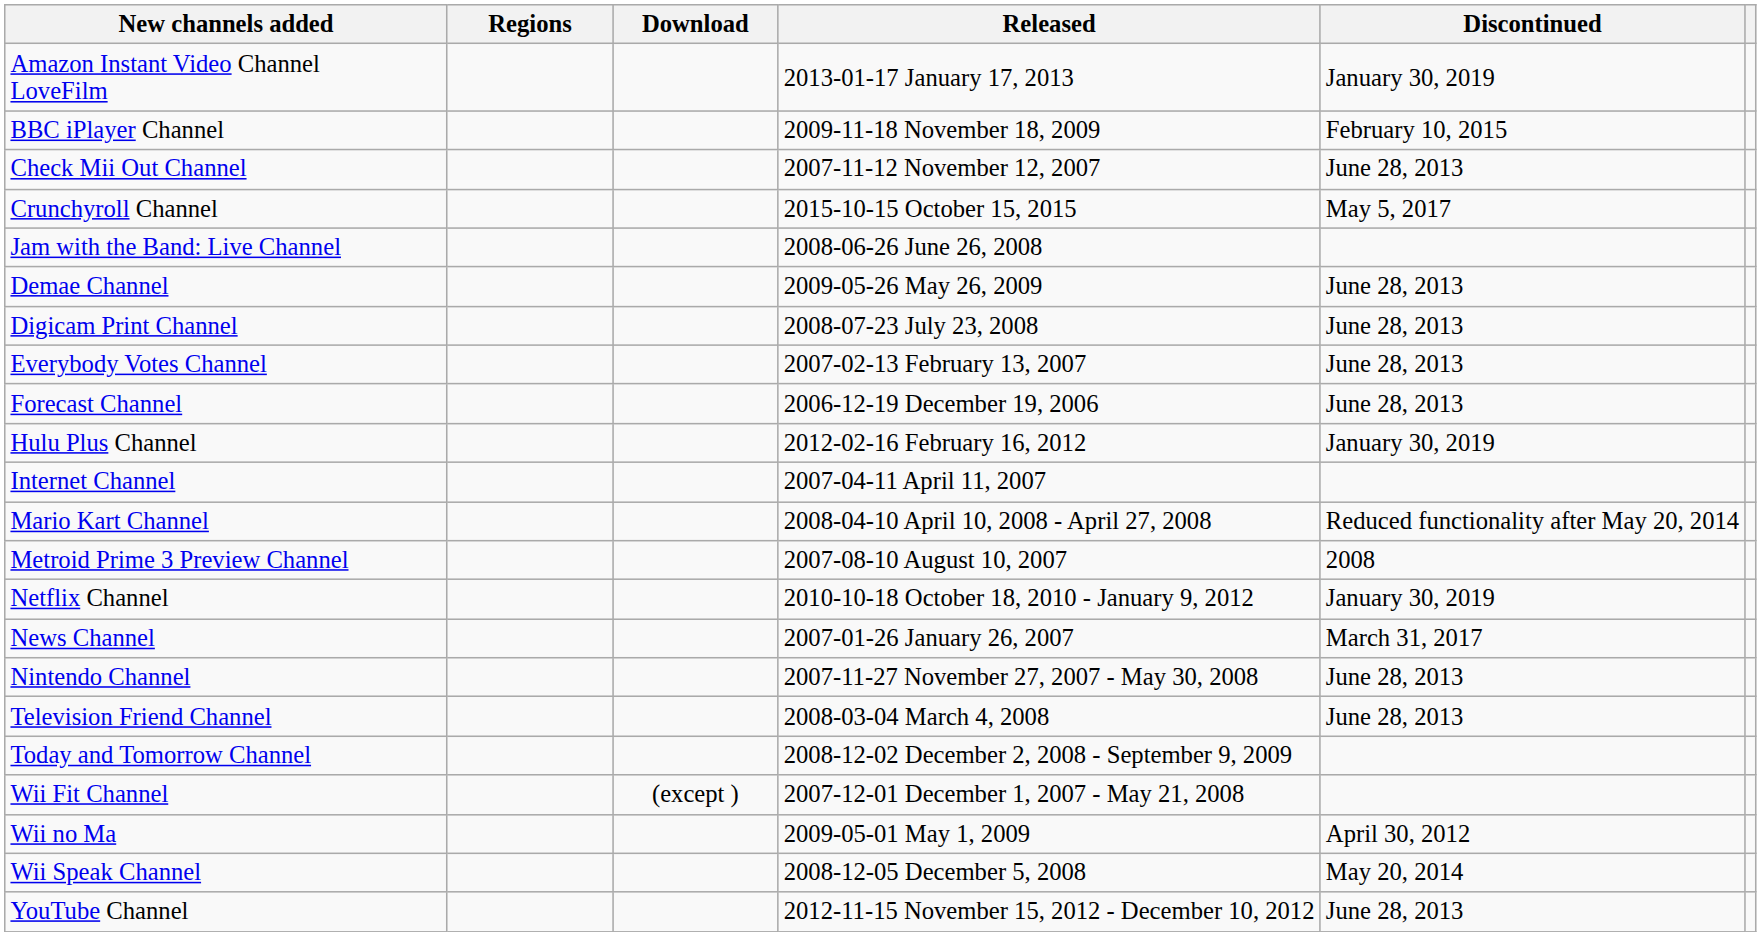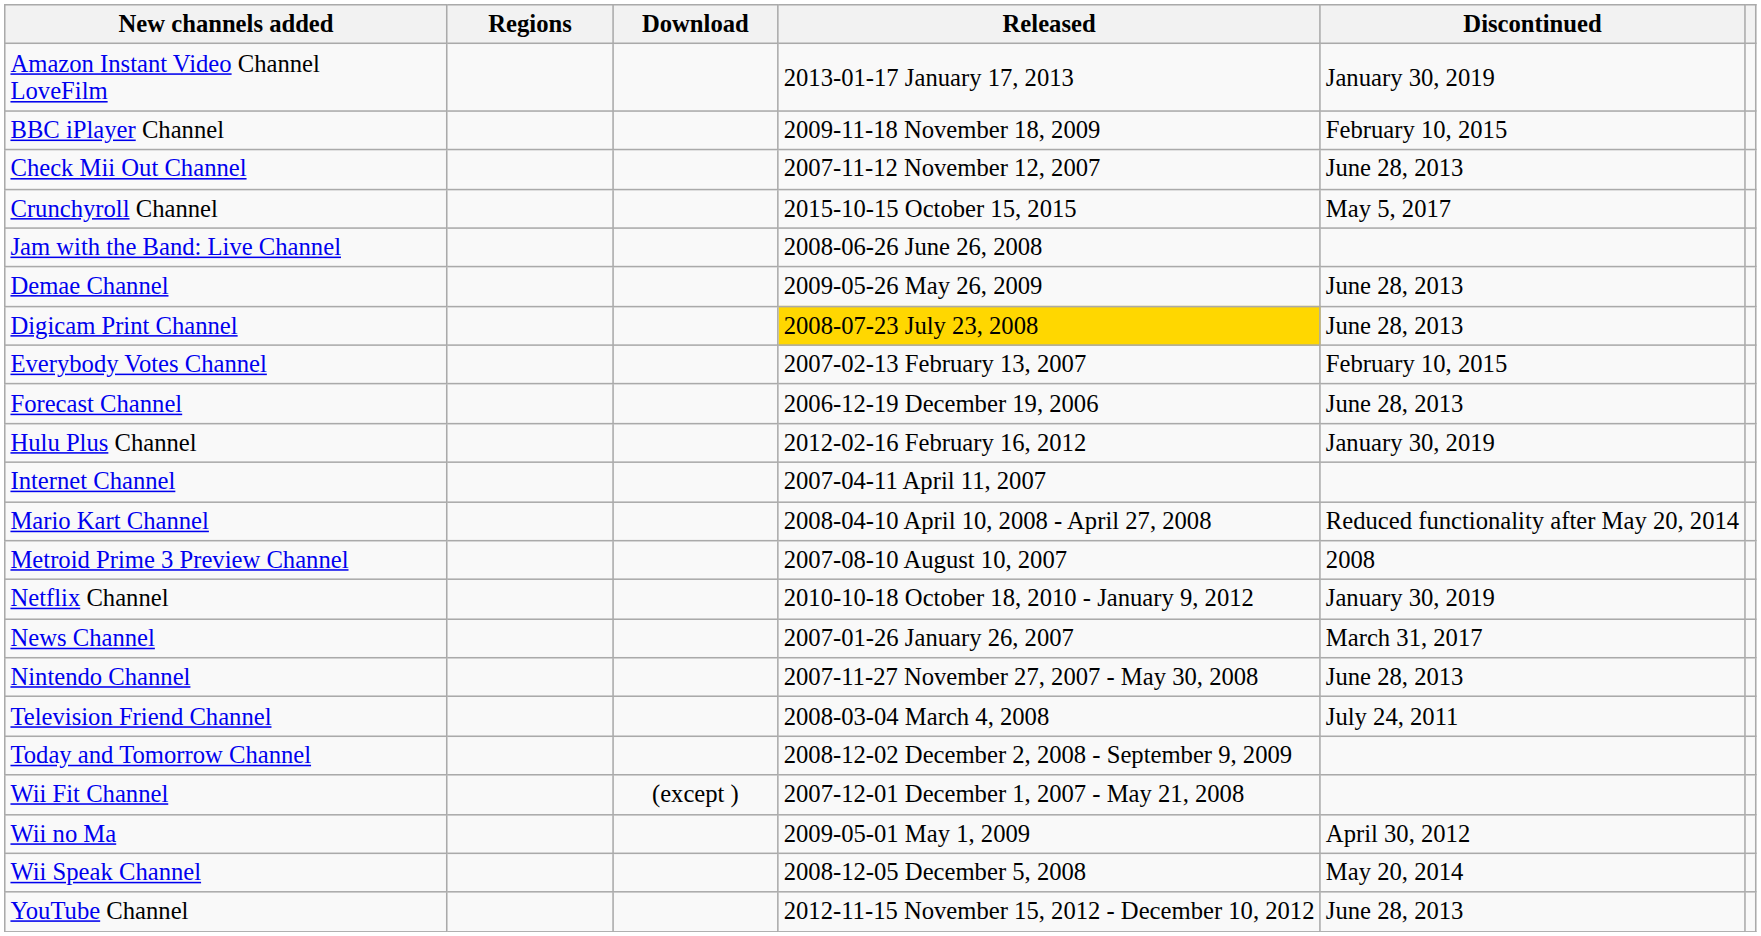(911, 325) no background -> (911, 325) gold background
(1395, 364) June 28, 2013 -> (1417, 364) February 10, 2015
(1395, 716) June 28, 2013 -> (1392, 716) July 24, 2011
